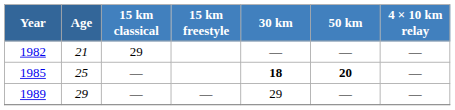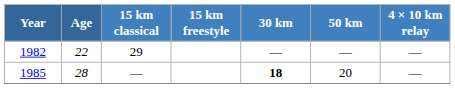(81, 51) 21 -> (81, 51) 22
(81, 73) 25 -> (81, 73) 28
(346, 73) bold -> (346, 73) normal
- row: (33, 94)
